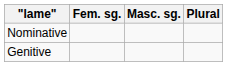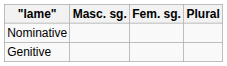columns swapped: (154, 14) <-> (97, 14)
